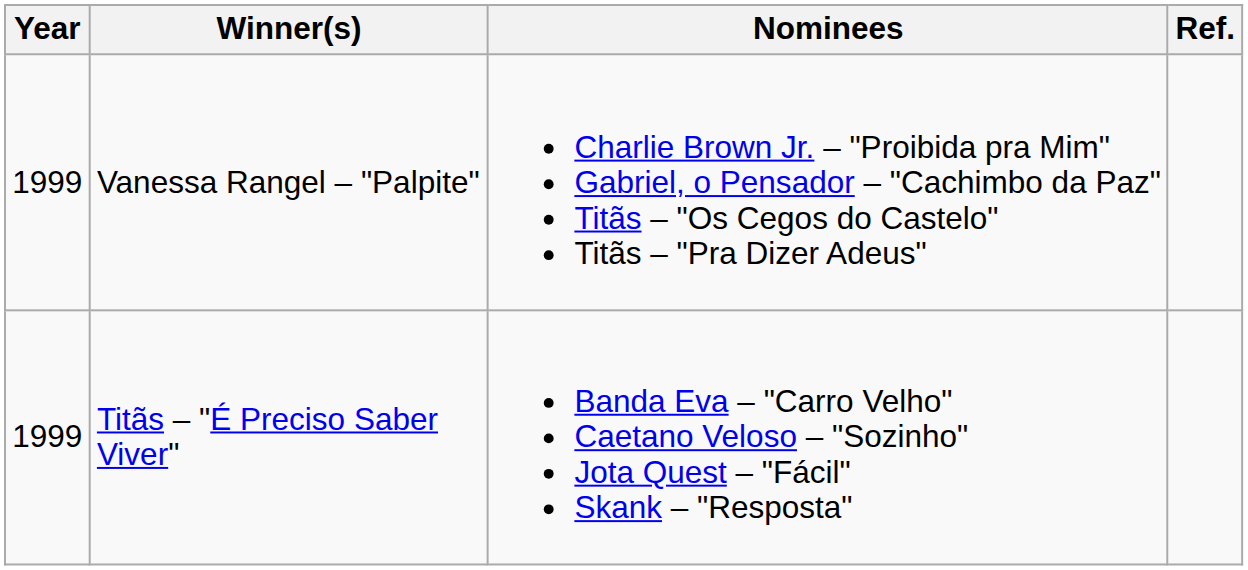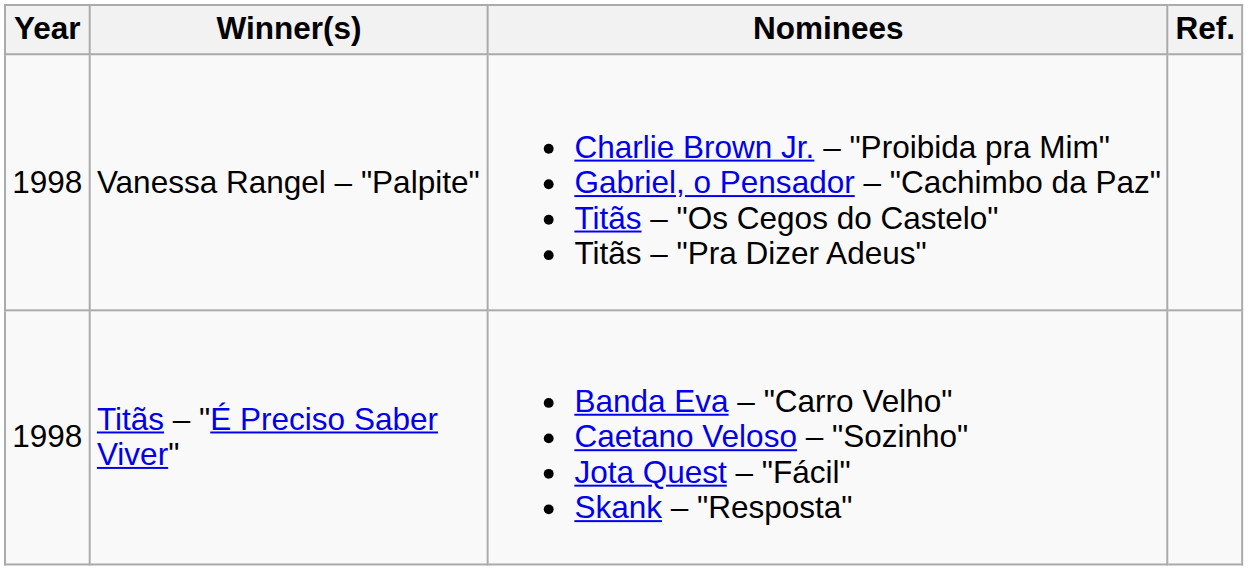(47, 181) 1999 -> (47, 181) 1998
(47, 436) 1999 -> (47, 436) 1998
